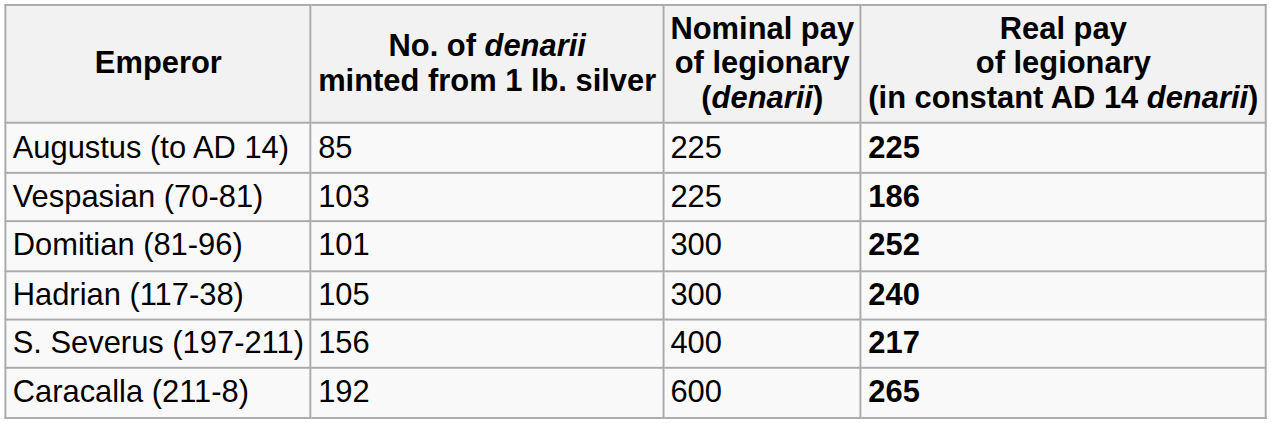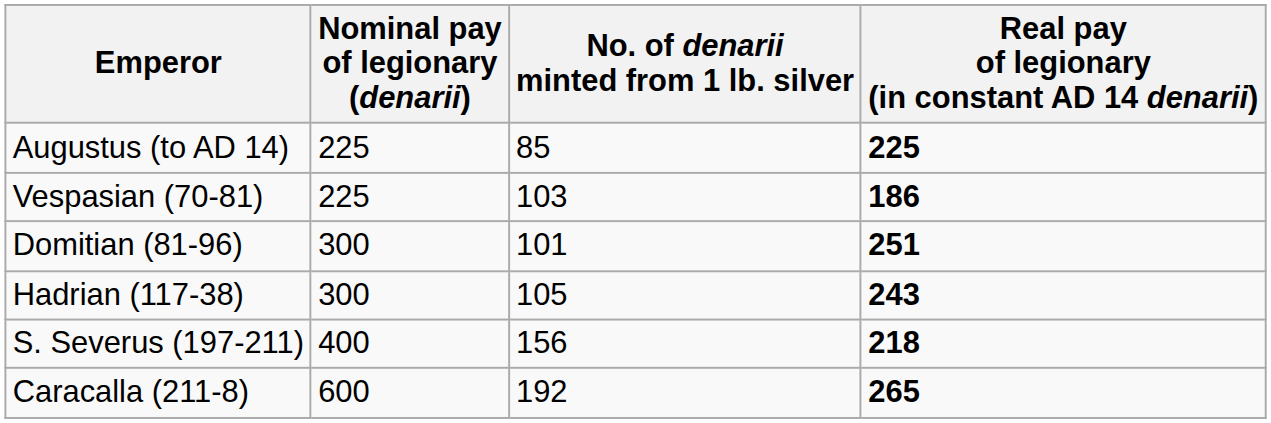columns swapped: (762, 63) <-> (487, 63)
(894, 245) 252 -> (894, 245) 251
(894, 294) 240 -> (894, 294) 243
(894, 343) 217 -> (894, 343) 218
